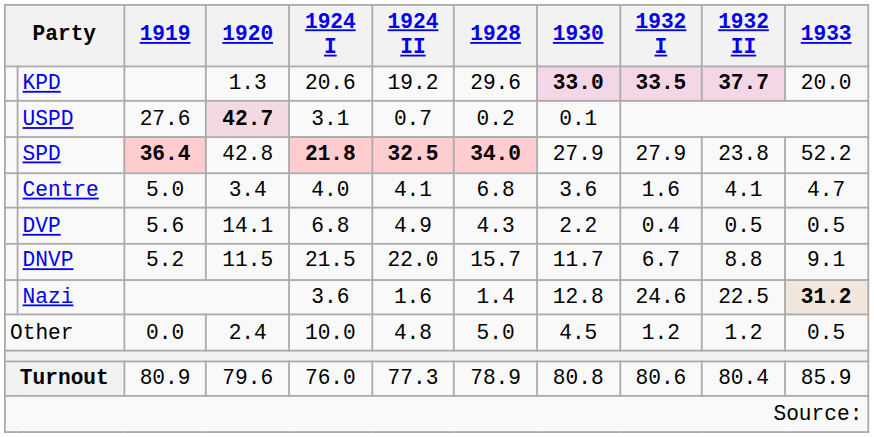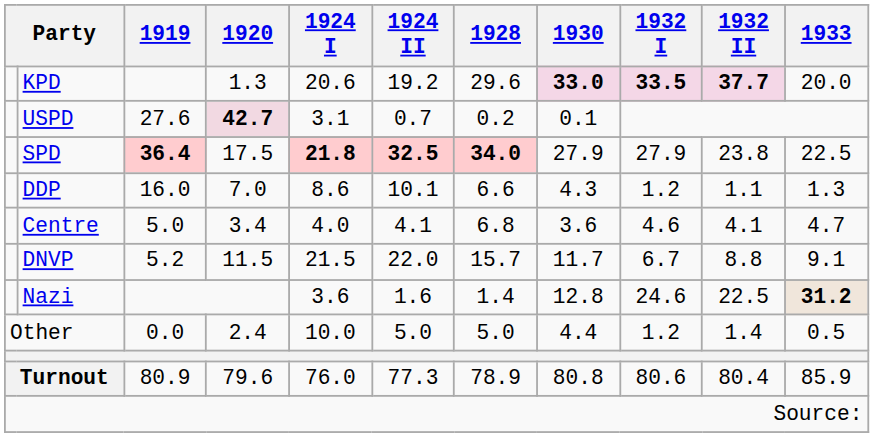(248, 154) 42.8 -> (248, 154) 17.5
(826, 154) 52.2 -> (826, 154) 22.5
+ row: (42, 190)
(661, 190) 1.6 -> (661, 226) 4.6
- row: (42, 226)
(413, 332) 4.8 -> (413, 332) 5.0
(578, 332) 4.5 -> (578, 332) 4.4
(744, 332) 1.2 -> (744, 332) 1.4
